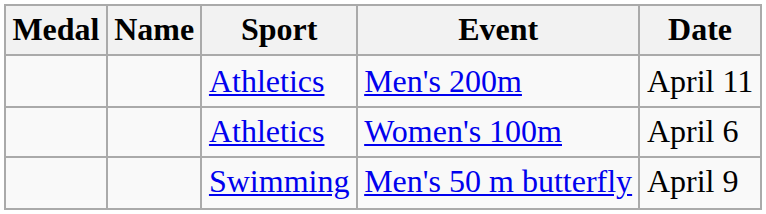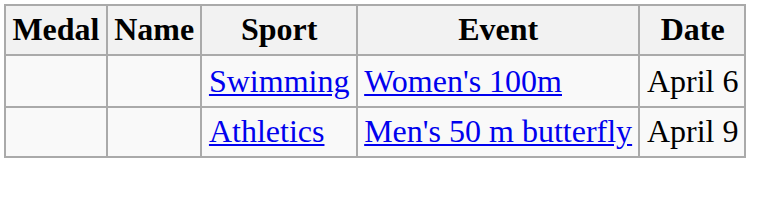- row: (443, 80)
(267, 131) Athletics -> (279, 80) Swimming
(279, 182) Swimming -> (267, 131) Athletics
